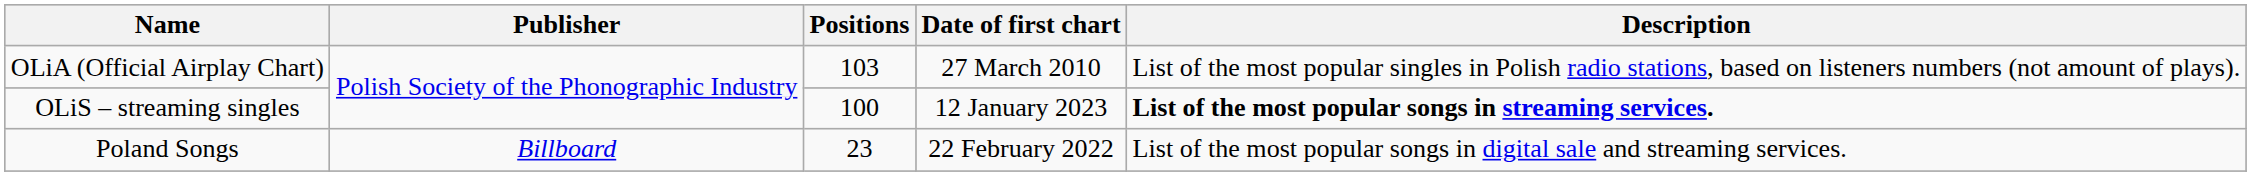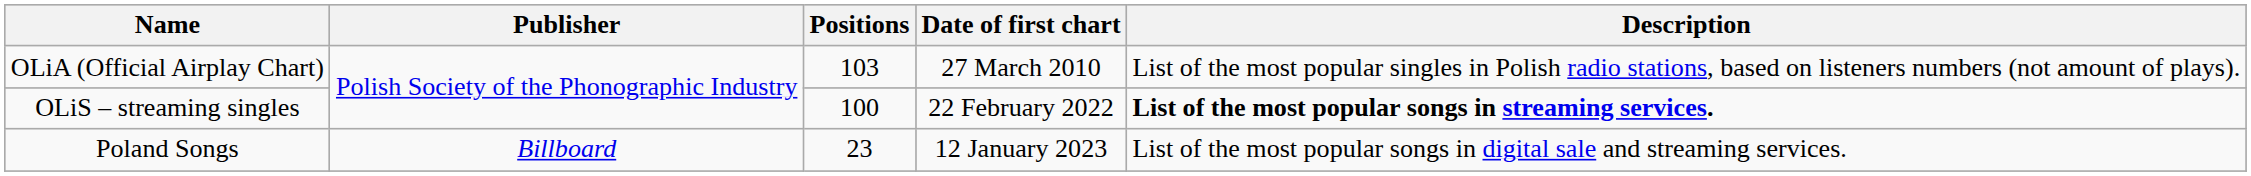(1021, 107) 12 January 2023 -> (1021, 107) 22 February 2022
(1021, 149) 22 February 2022 -> (1021, 149) 12 January 2023
